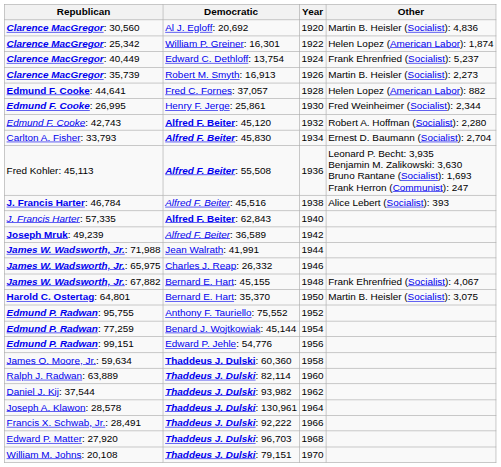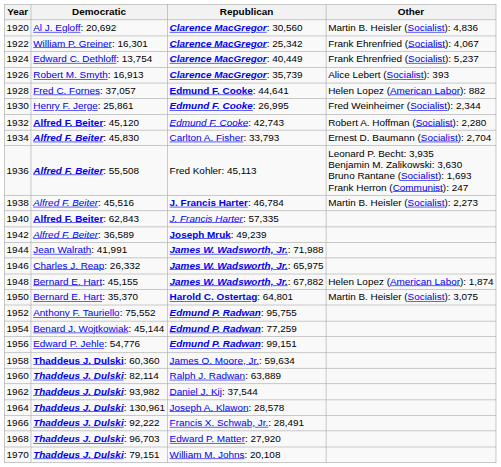columns swapped: (313, 12) <-> (84, 12)
(411, 43) Helen Lopez (American Labor): 1,874 -> (403, 43) Frank Ehrenfried (Socialist): 4,067
(403, 75) Martin B. Heisler (Socialist): 2,273 -> (389, 75) Alice Lebert (Socialist): 393
(389, 203) Alice Lebert (Socialist): 393 -> (403, 203) Martin B. Heisler (Socialist): 2,273
(403, 281) Frank Ehrenfried (Socialist): 4,067 -> (411, 281) Helen Lopez (American Labor): 1,874
